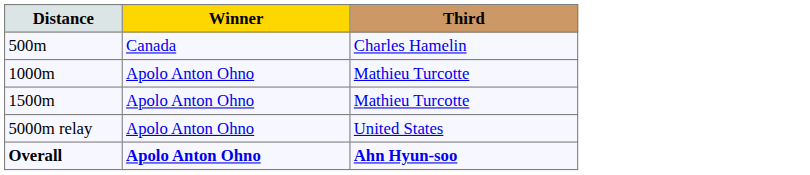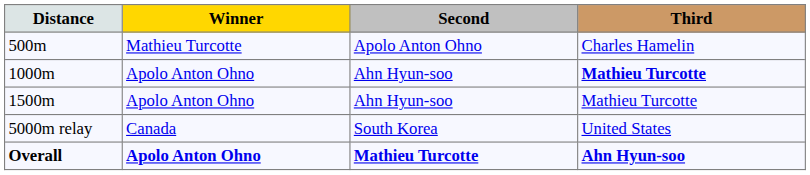+ column: (464, 18)
(151, 45) Canada -> (184, 45) Mathieu Turcotte
(412, 73) normal -> (644, 73) bold
(190, 128) Apolo Anton Ohno -> (151, 128) Canada
